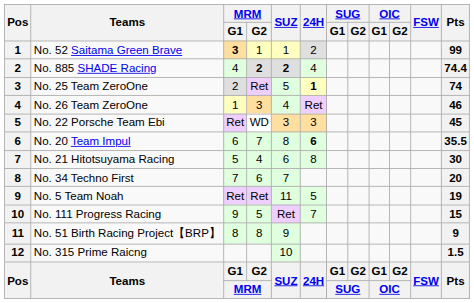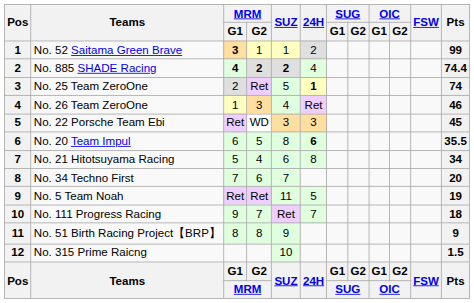(235, 68) normal -> (235, 68) bold
(259, 141) 7 -> (259, 141) 5
(456, 159) 30 -> (456, 159) 34
(259, 214) 5 -> (259, 214) 7
(456, 214) 15 -> (456, 214) 18
